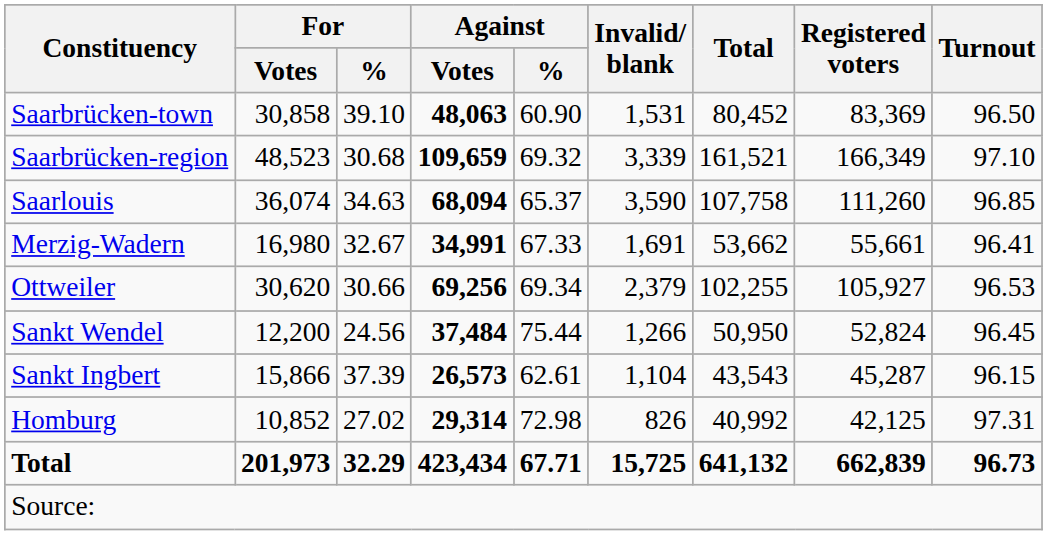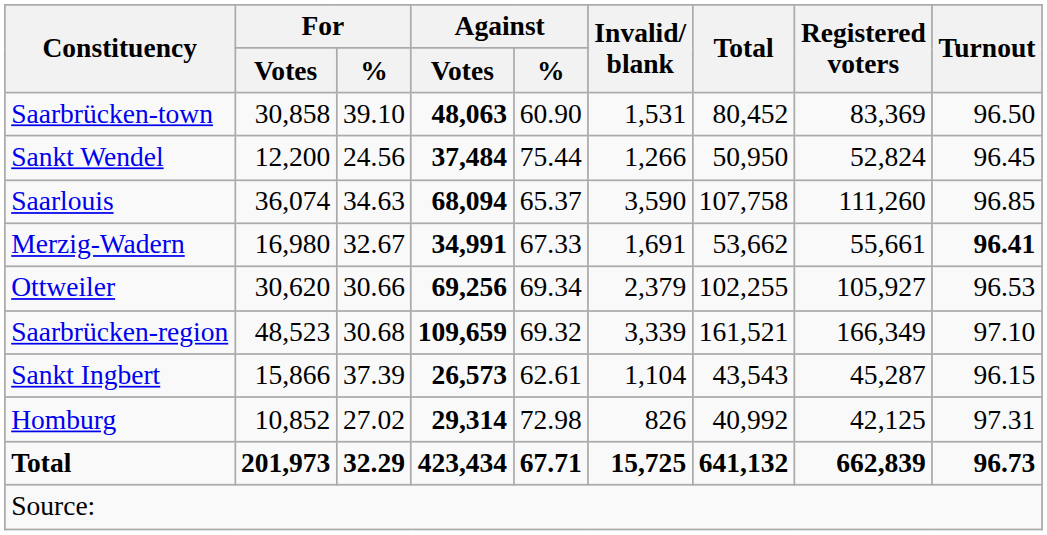rows swapped: (120, 157) <-> (87, 331)
(1004, 244) normal -> (1004, 244) bold
